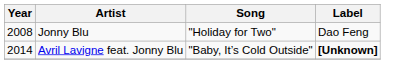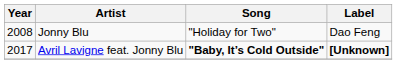(20, 50) 2014 -> (20, 50) 2017
(251, 50) normal -> (256, 50) bold
